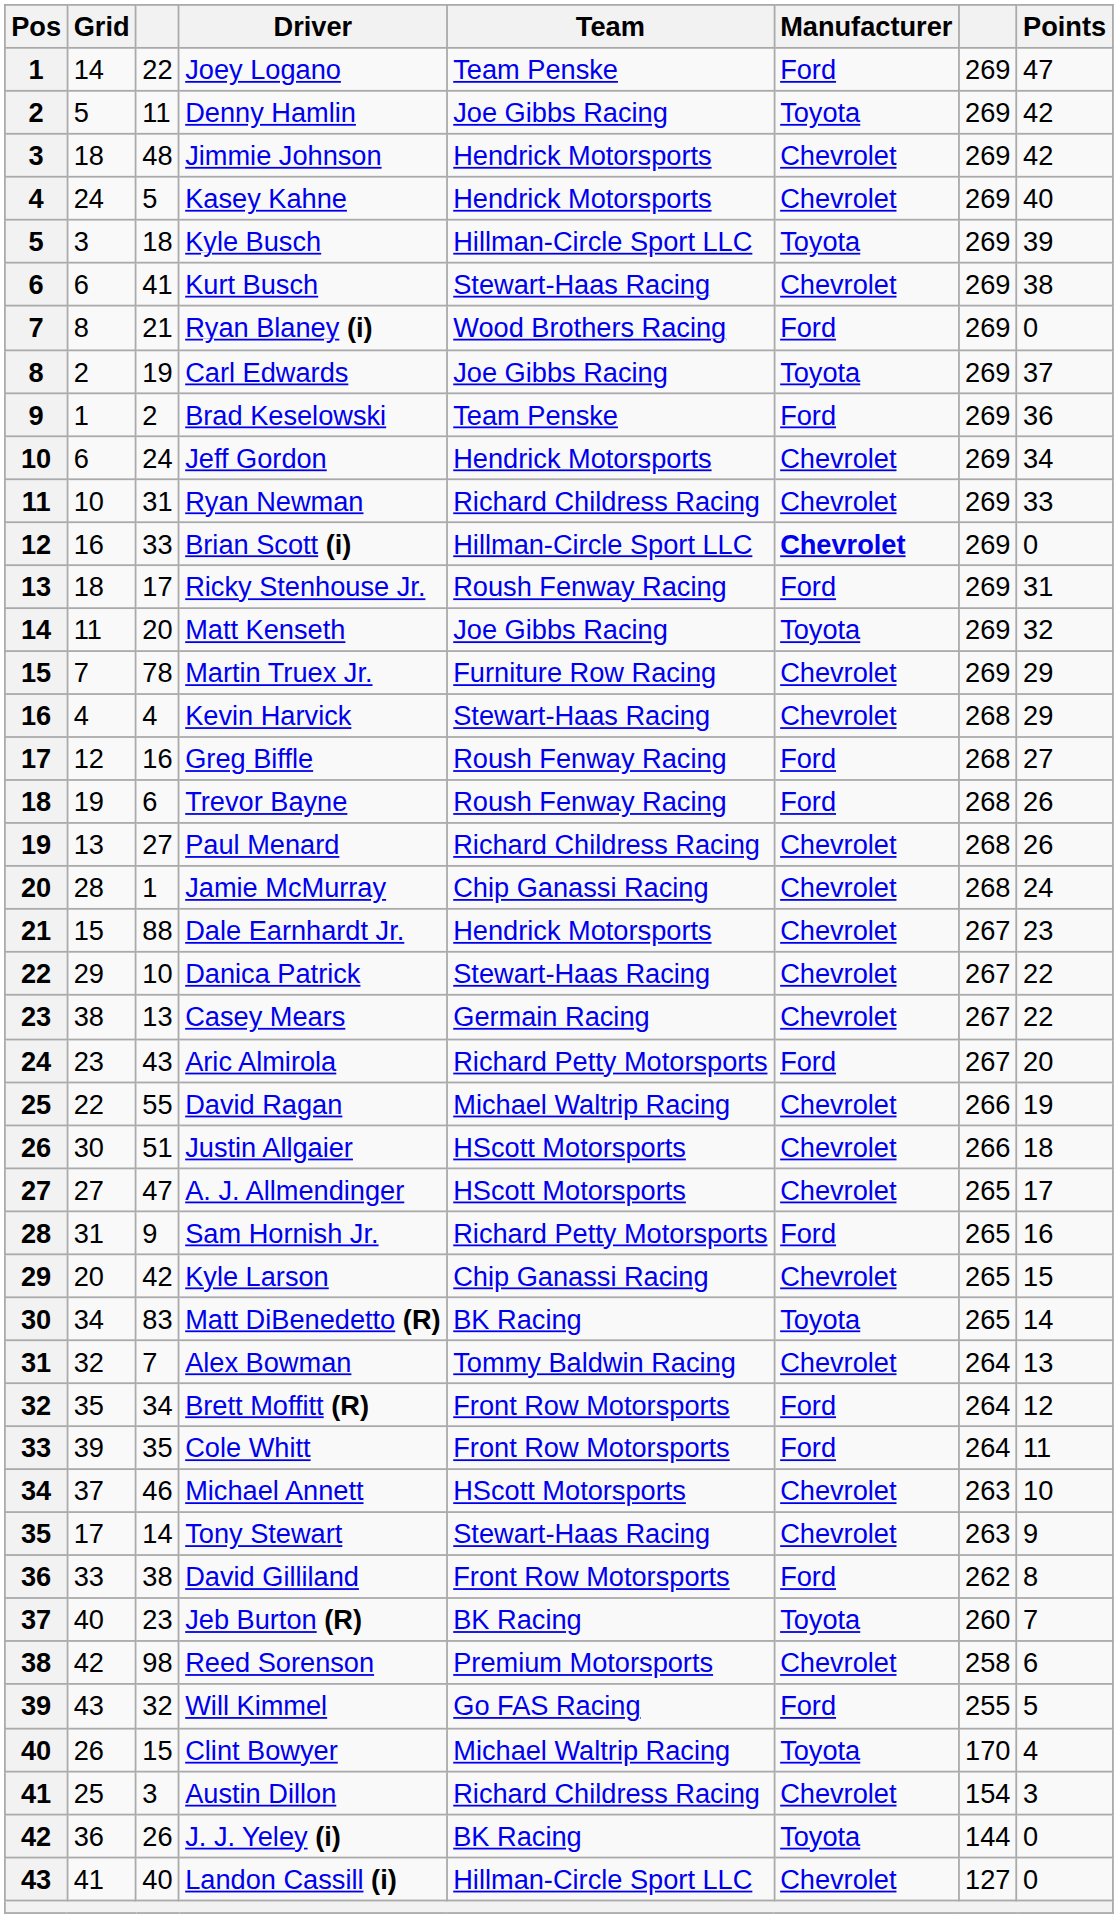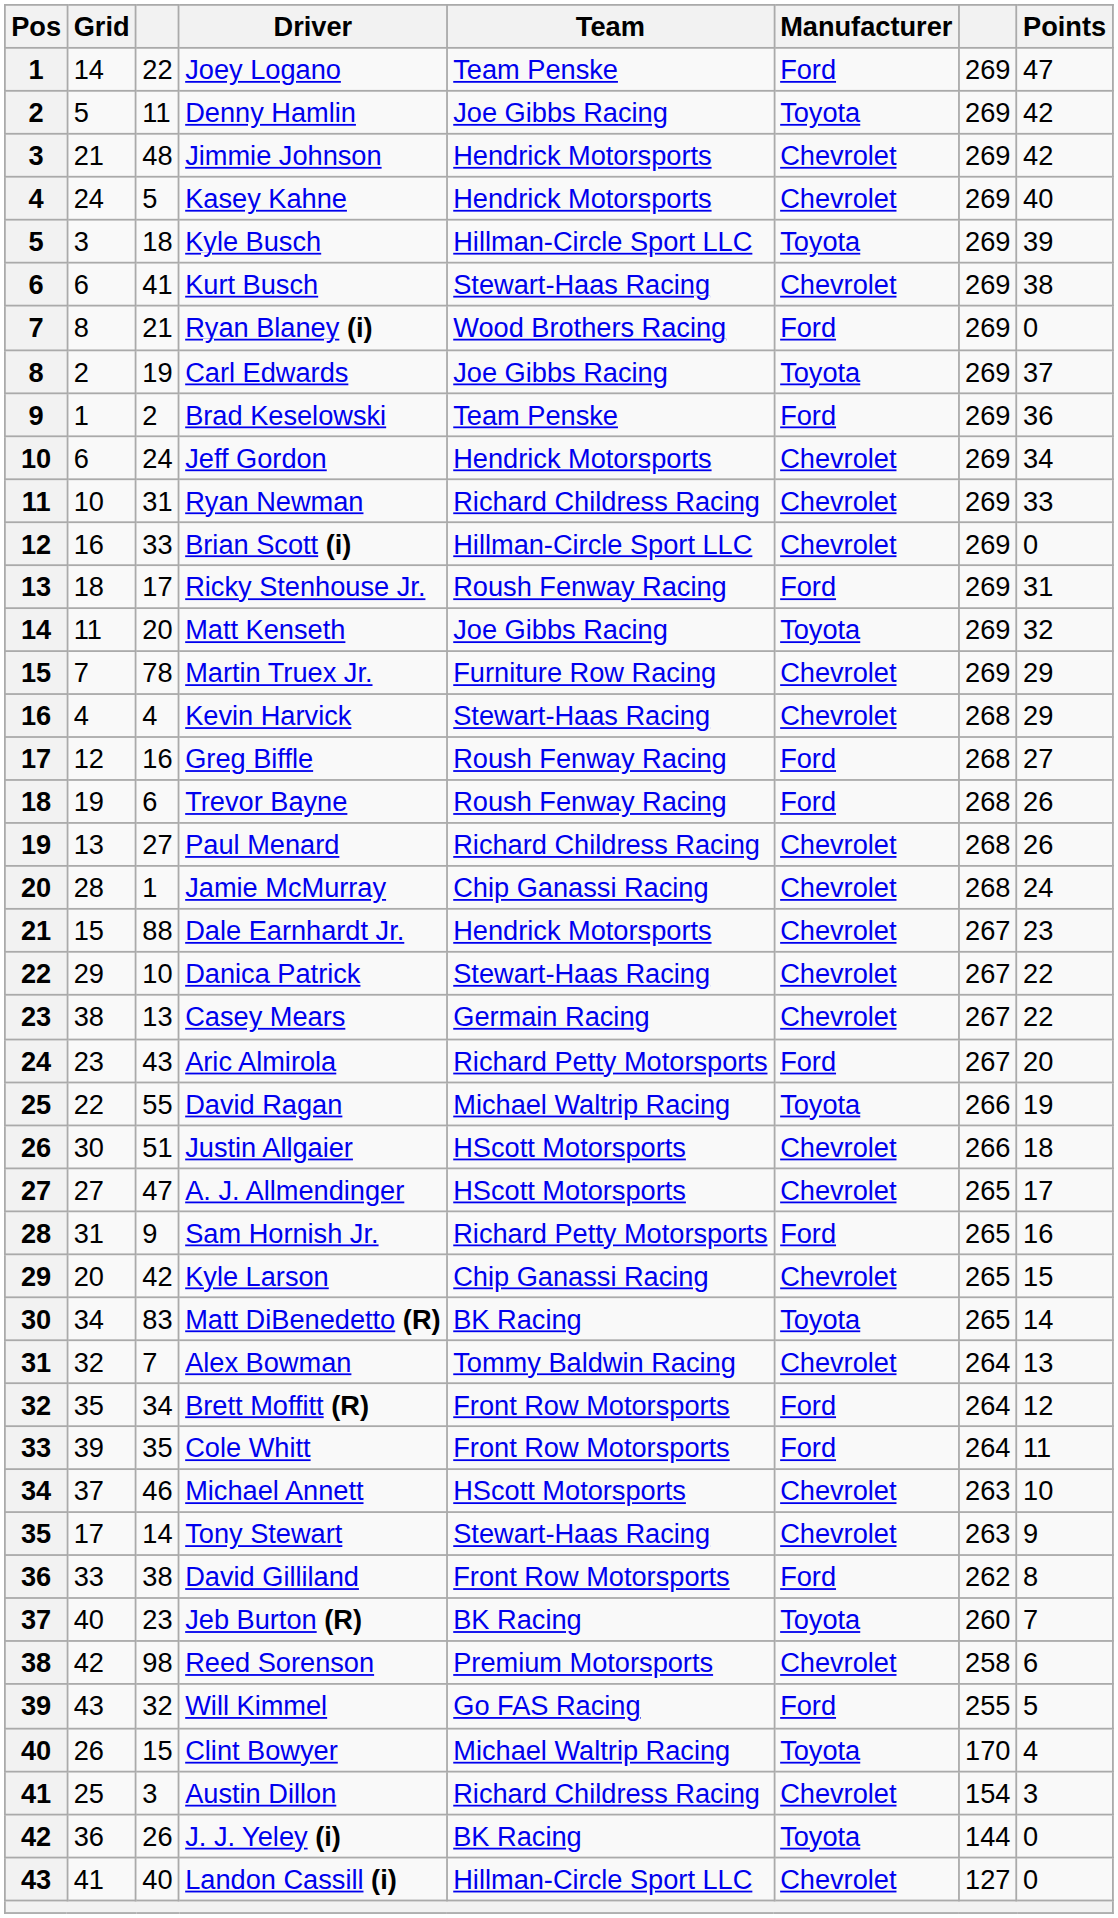(89, 156) 18 -> (89, 156) 21
(843, 543) bold -> (838, 543) normal
(838, 1103) Chevrolet -> (820, 1103) Toyota
